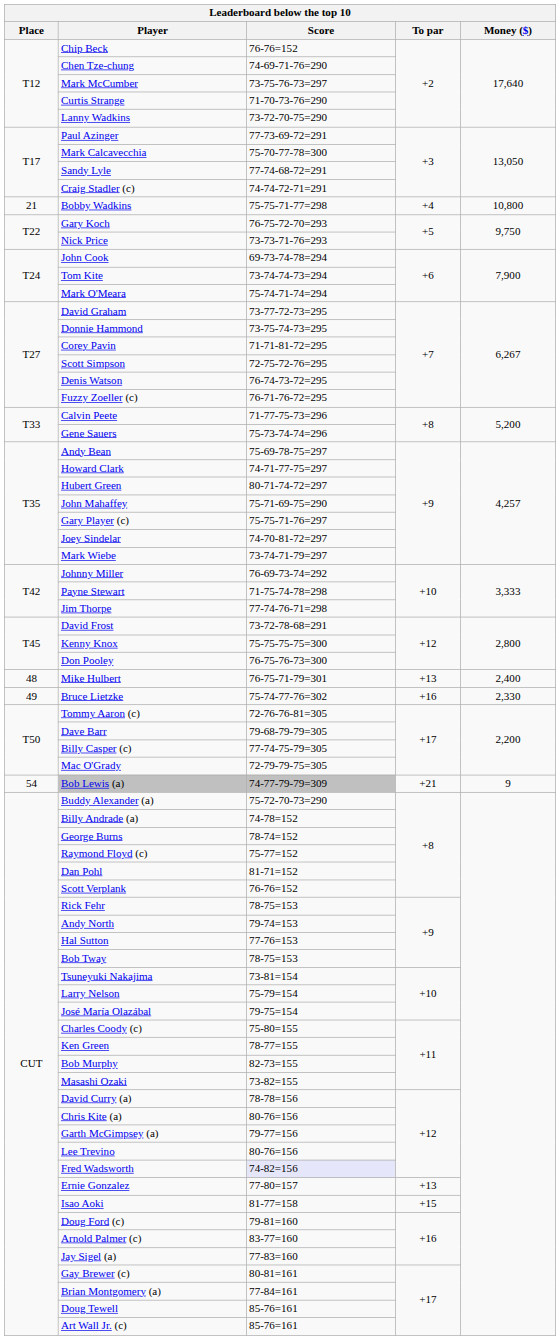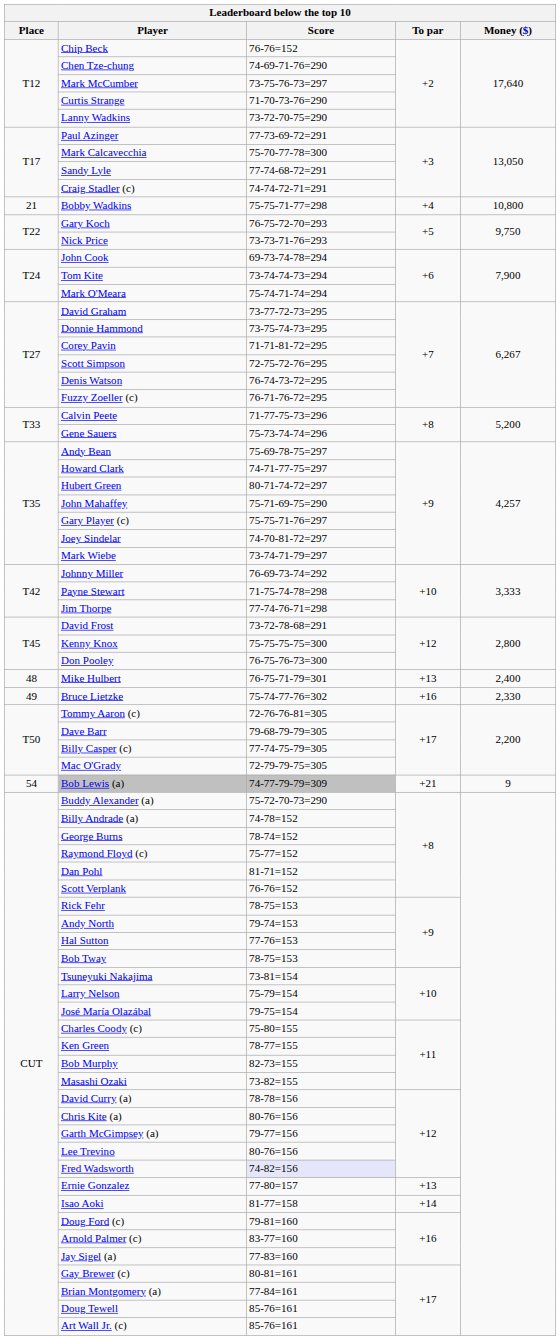(428, 1203) +15 -> (428, 1203) +14
